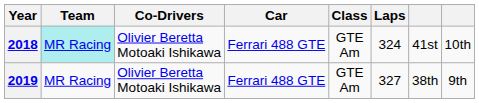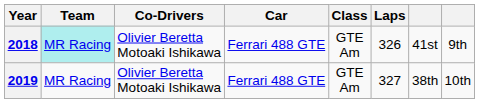(390, 44) 324 -> (390, 44) 326
(458, 44) 10th -> (458, 44) 9th
(458, 81) 9th -> (458, 81) 10th
